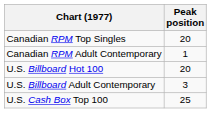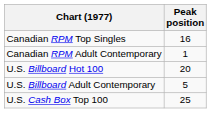(185, 38) 20 -> (185, 38) 16
(185, 85) 3 -> (185, 85) 5
